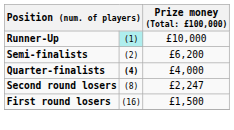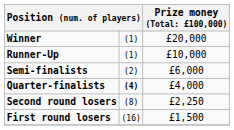+ row: (24, 39)
(131, 40) paleturquoise background -> (131, 55) no background
(186, 55) £6,200 -> (186, 70) £6,000
(186, 86) £2,247 -> (186, 102) £2,250
